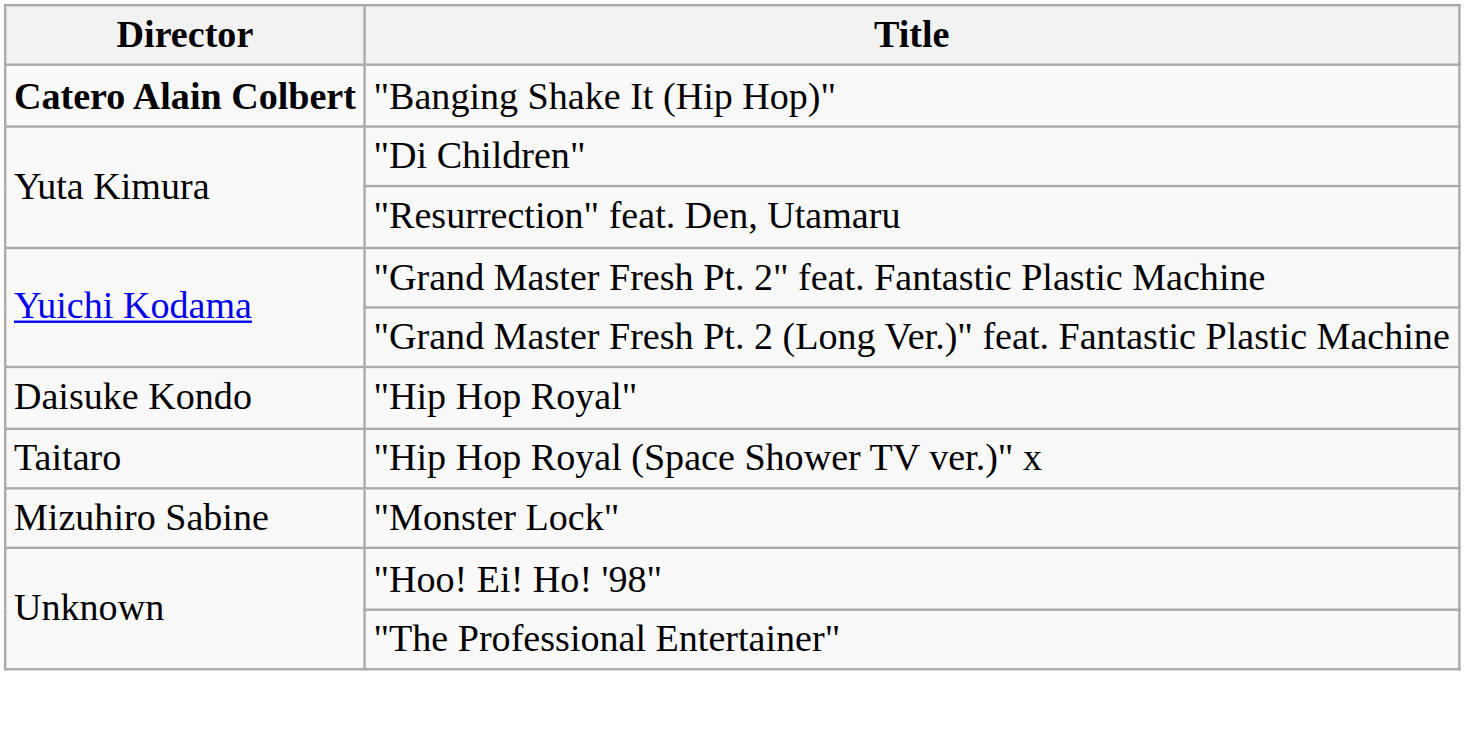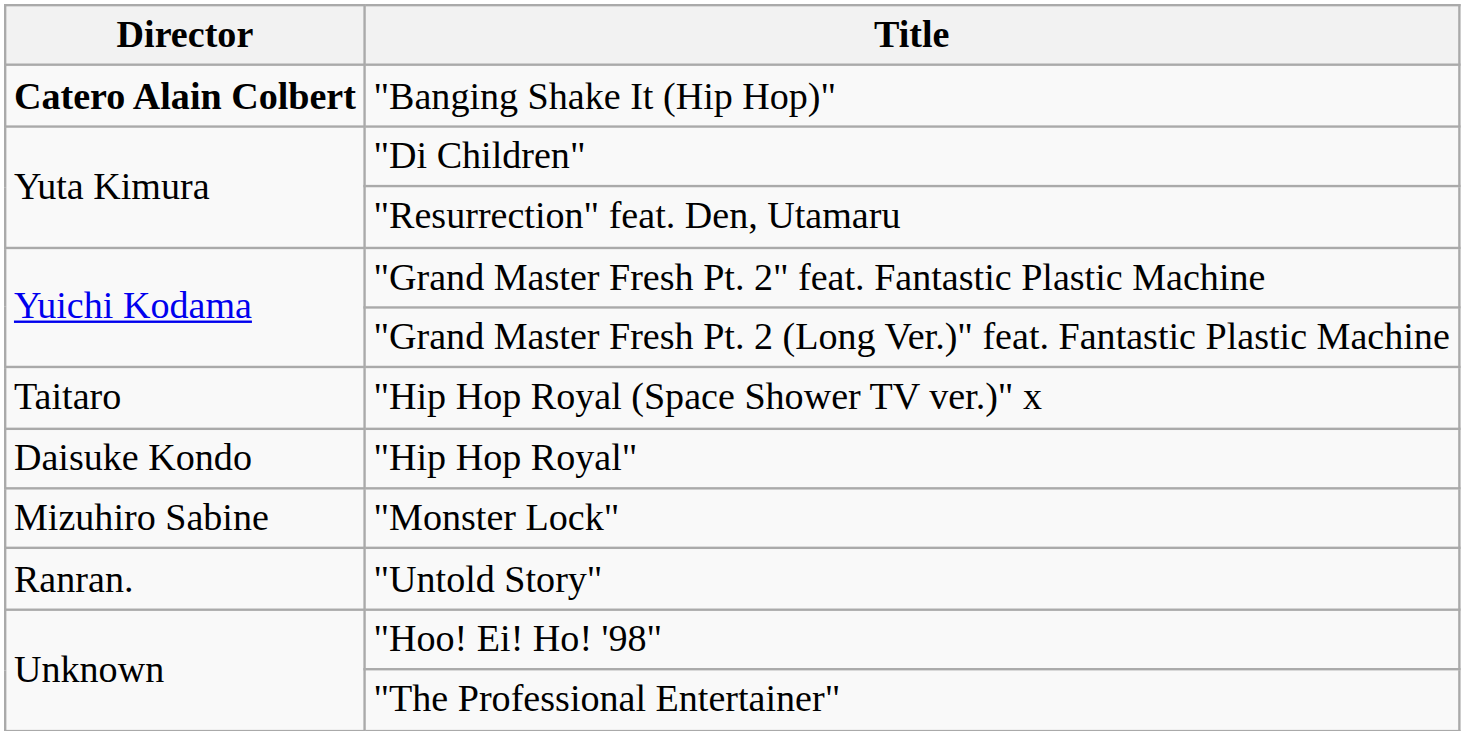rows swapped: (505, 397) <-> (708, 457)
+ row: (488, 578)
